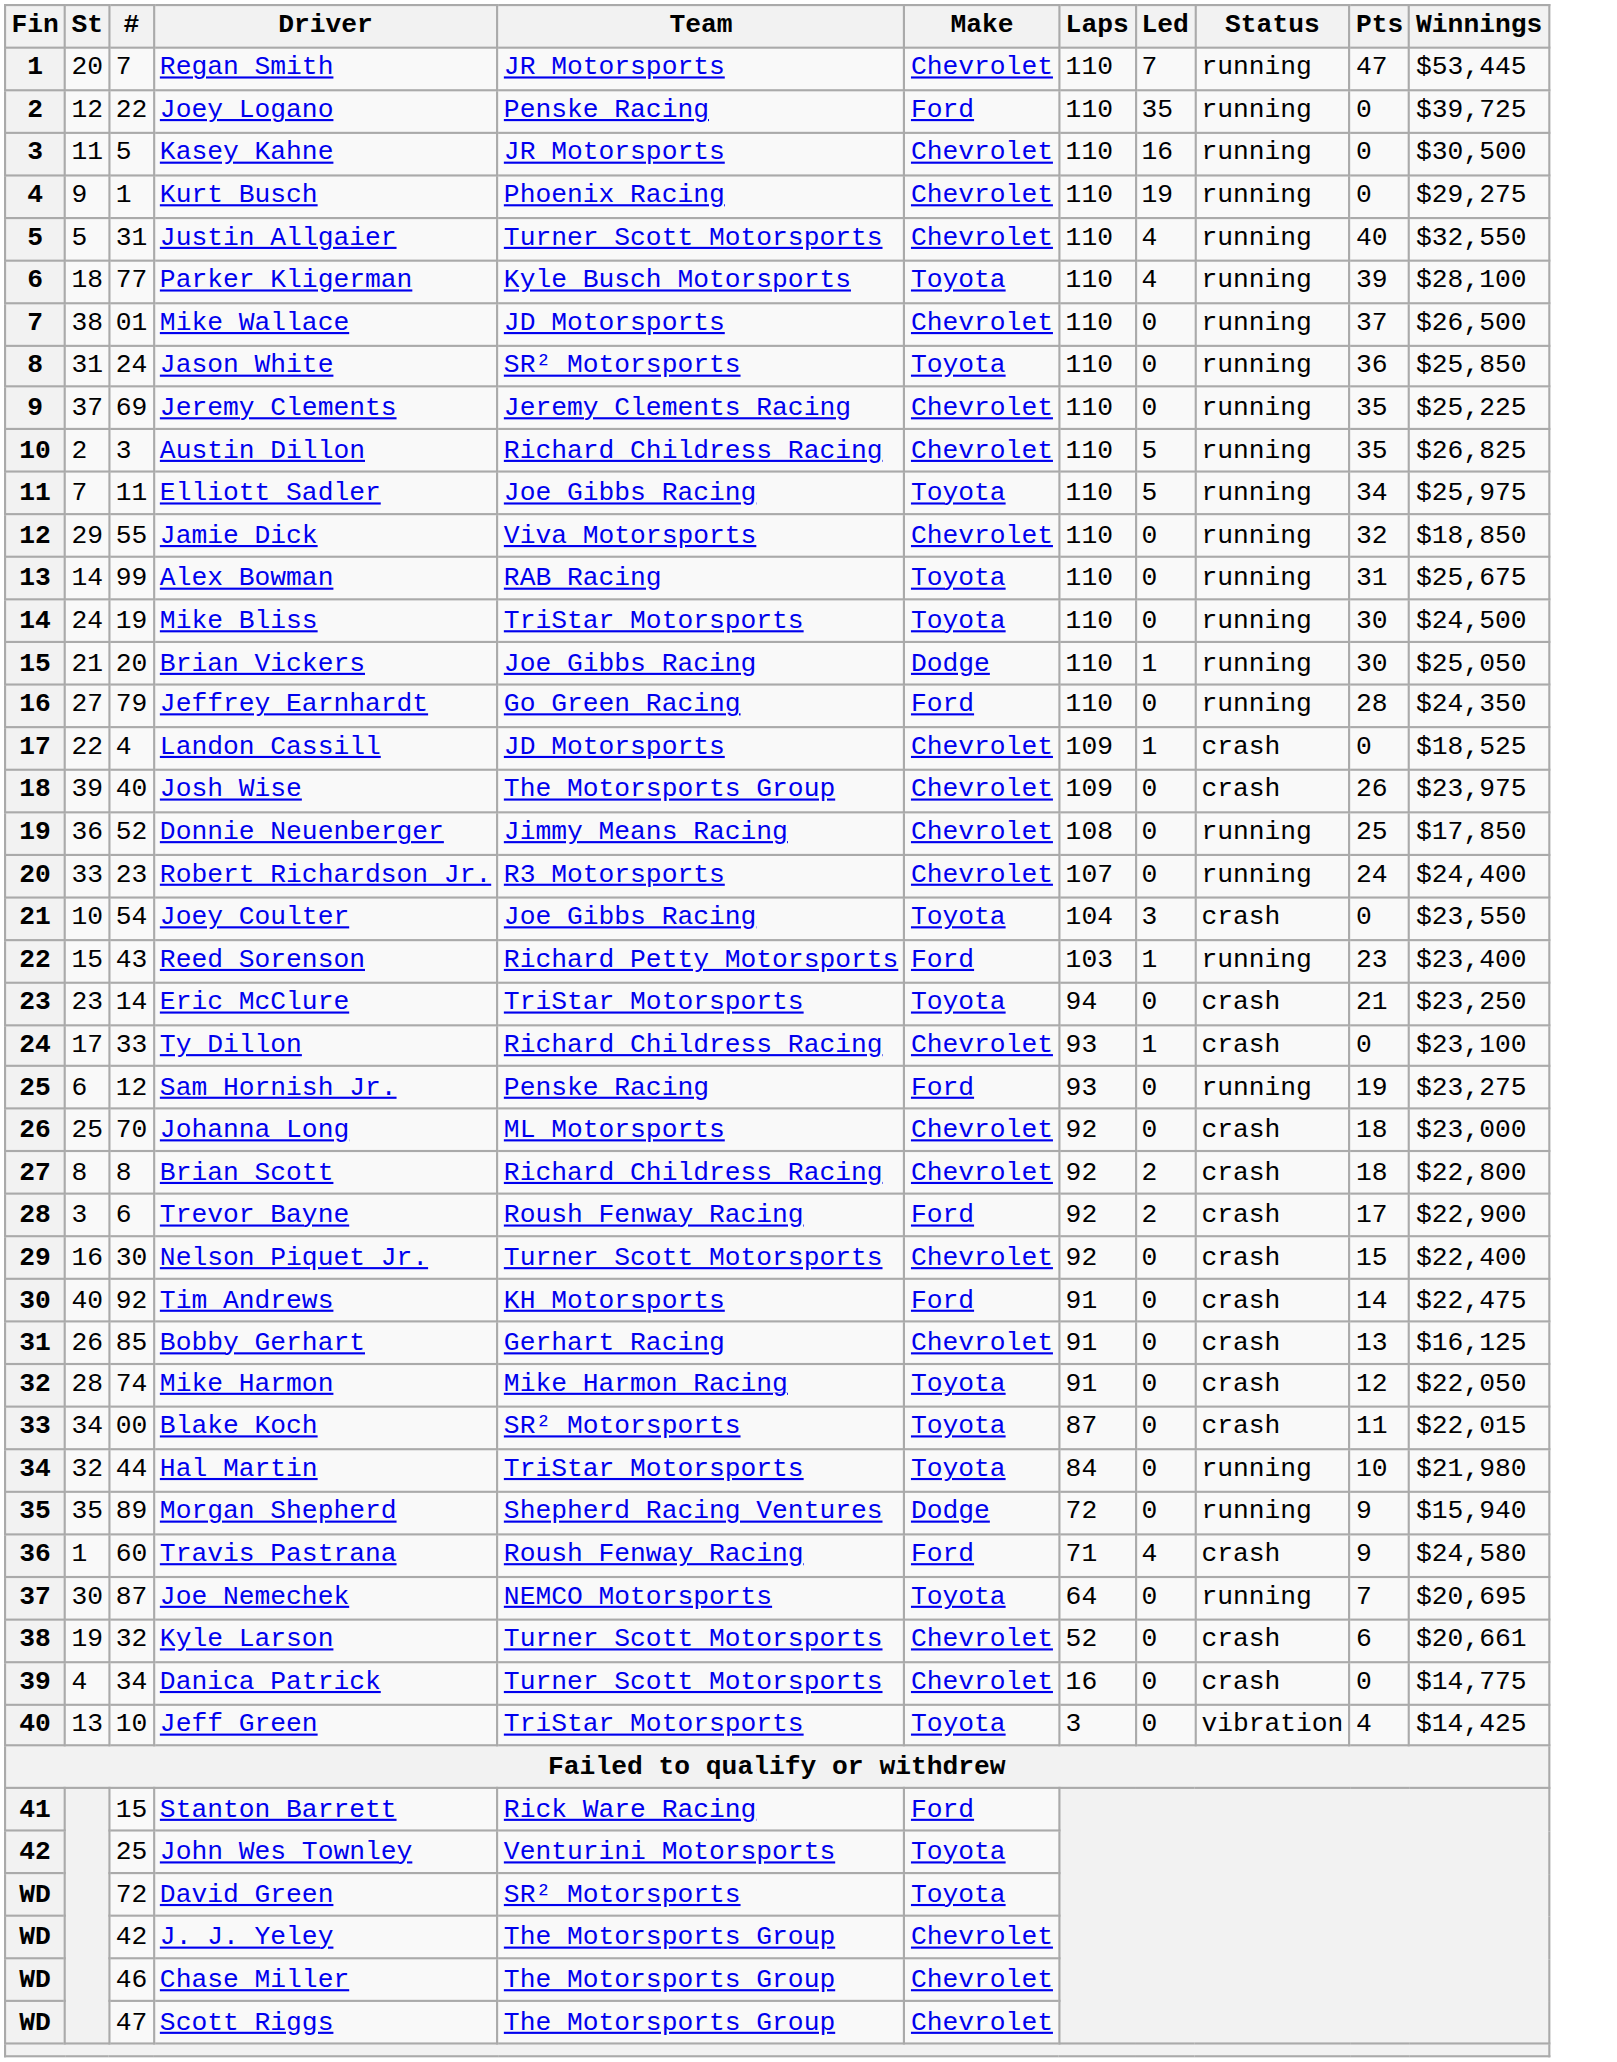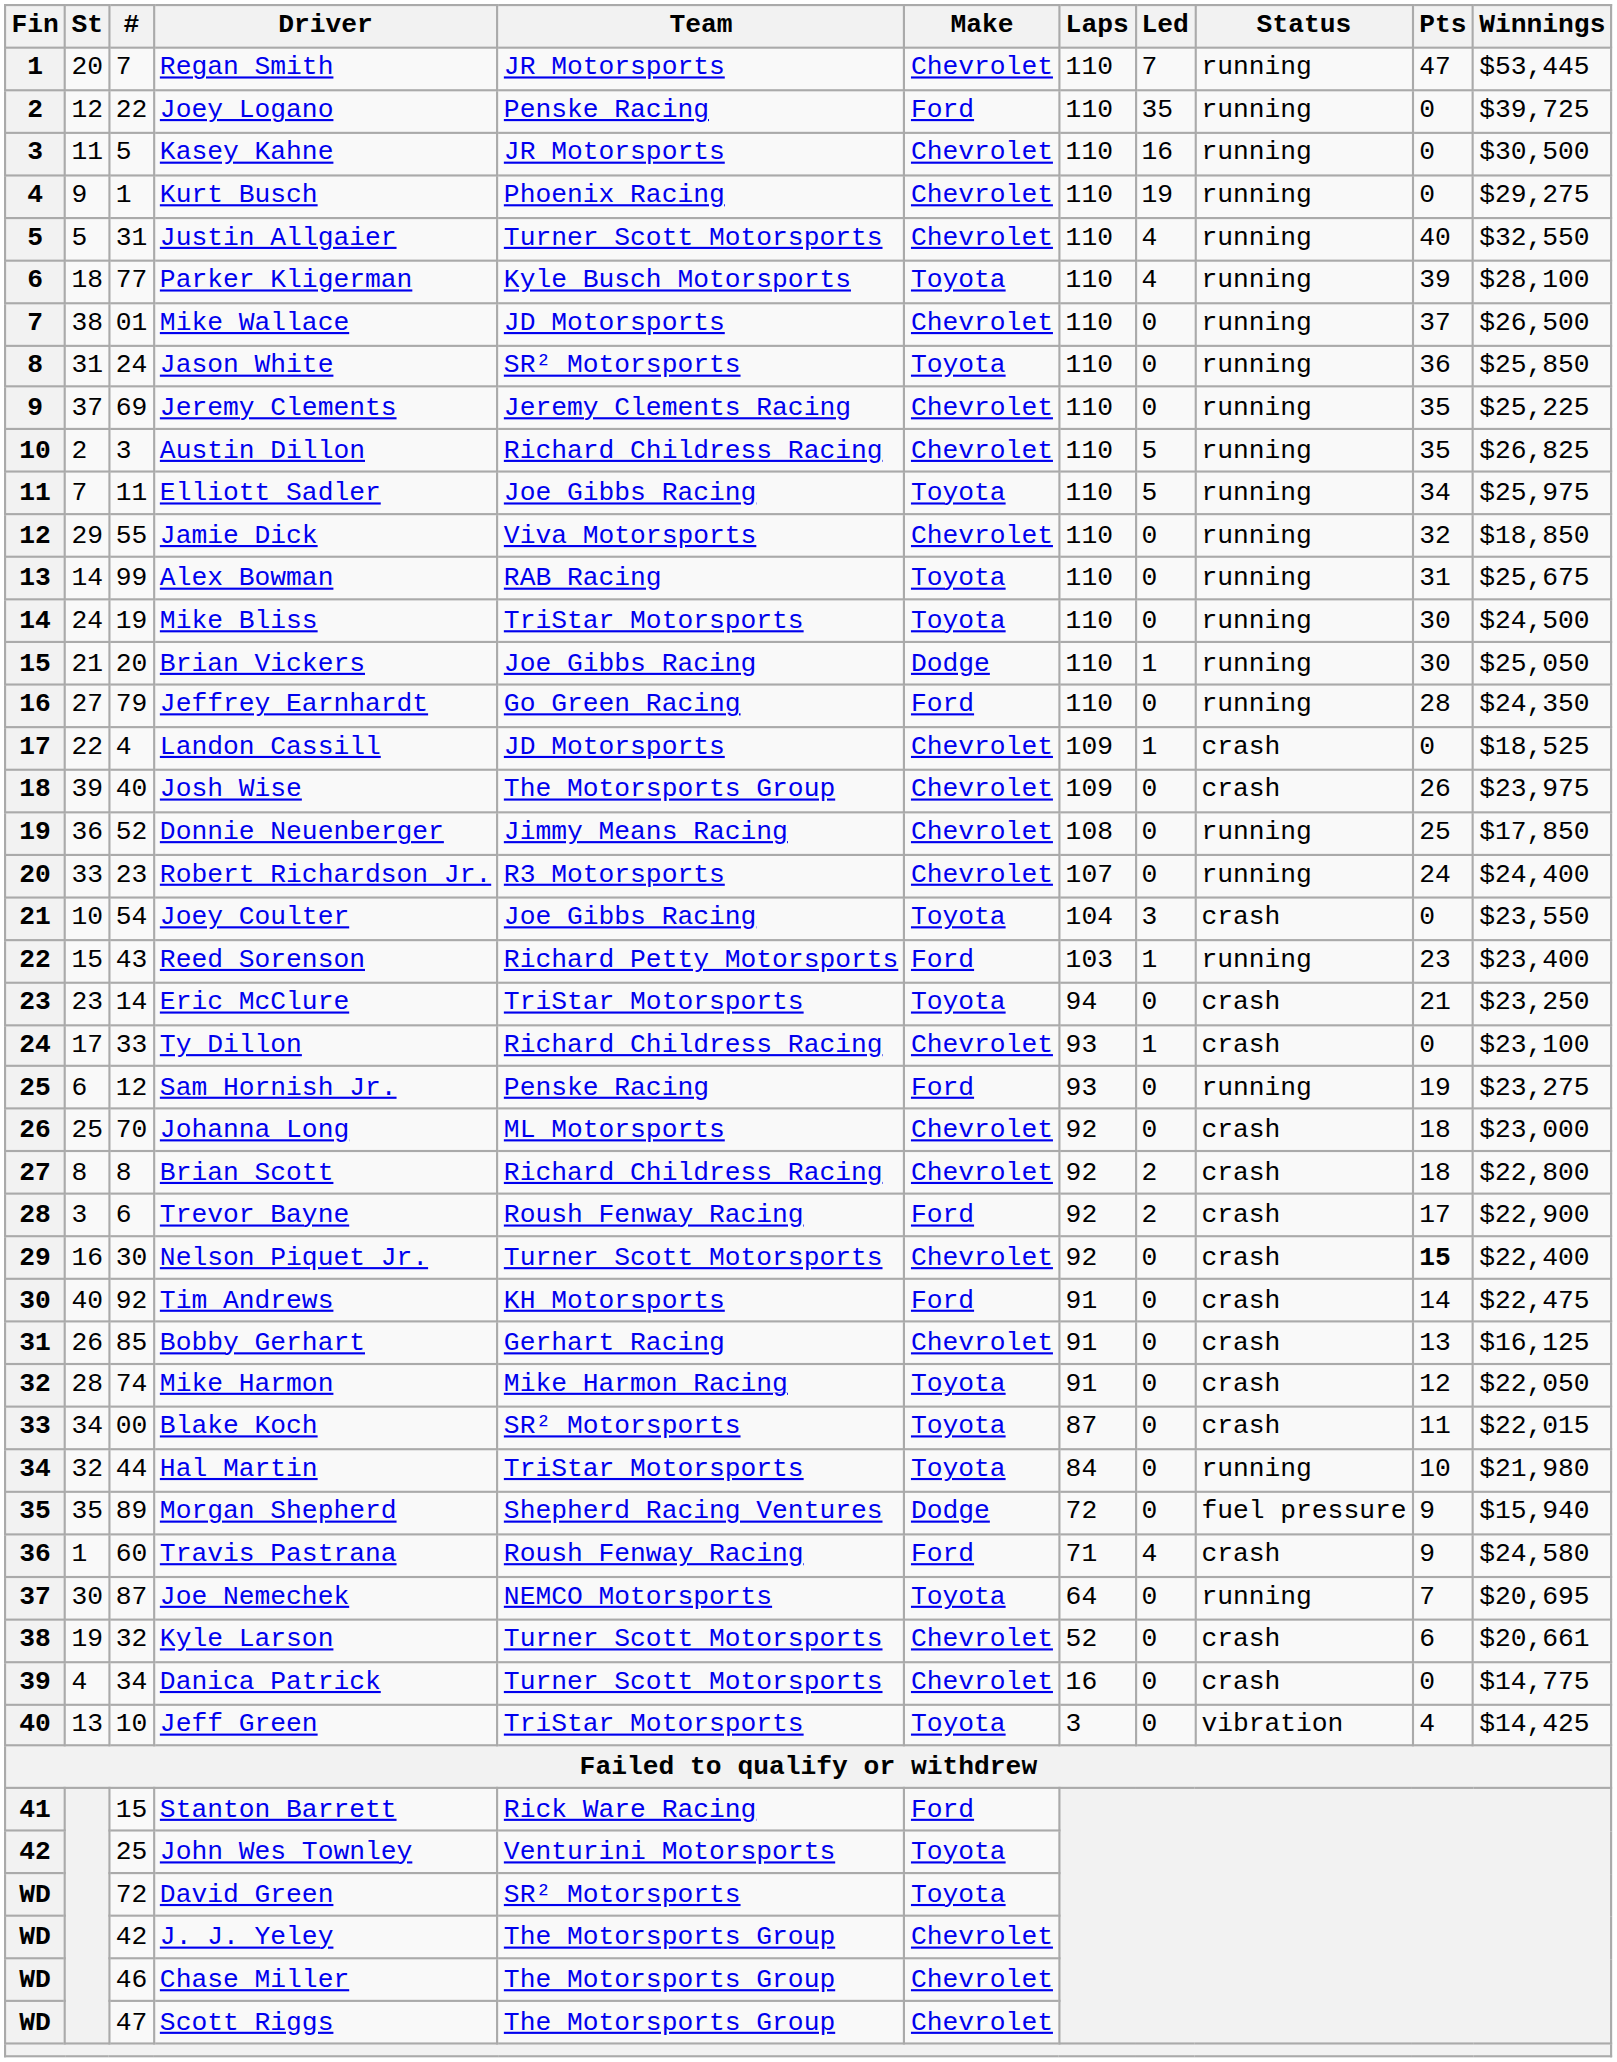(1372, 1258) normal -> (1435, 1258) bold
(1257, 1513) running -> (1304, 1513) fuel pressure
